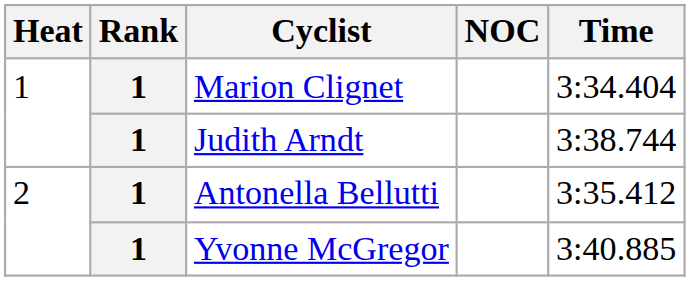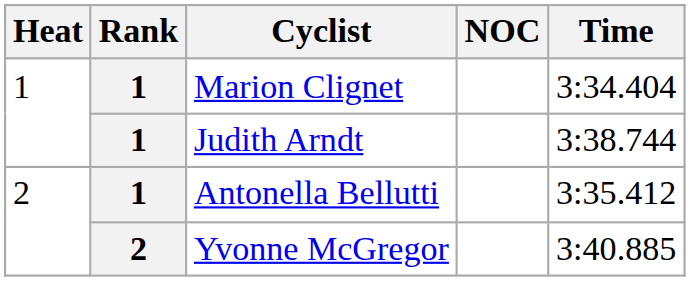(138, 247) 1 -> (138, 247) 2
